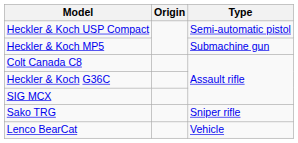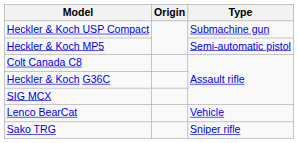(240, 29) Semi-automatic pistol -> (230, 29) Submachine gun
(230, 46) Submachine gun -> (240, 46) Semi-automatic pistol
rows swapped: (31, 113) <-> (42, 130)
